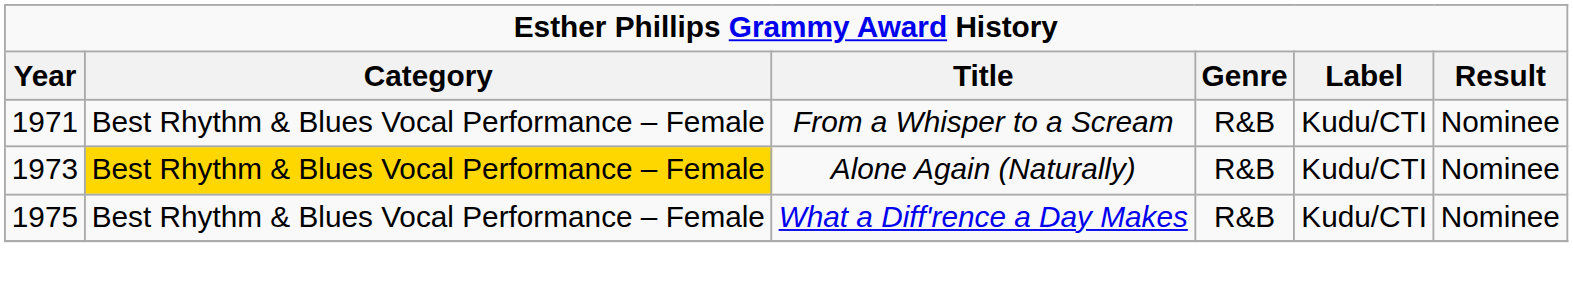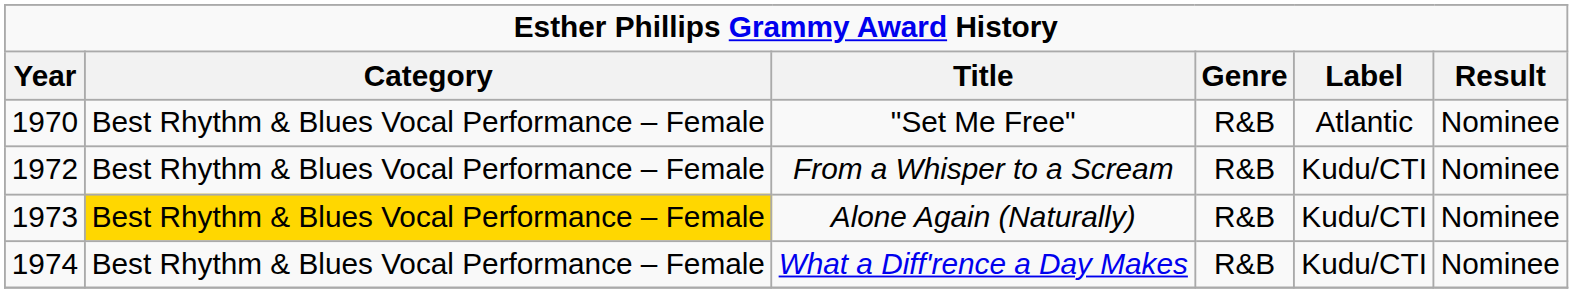+ row: (983, 122)
(45, 122) 1971 -> (45, 169) 1972
(45, 216) 1975 -> (45, 264) 1974
